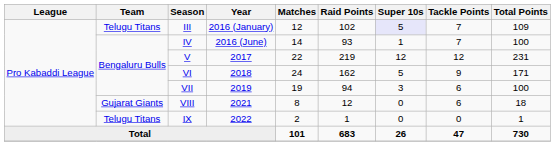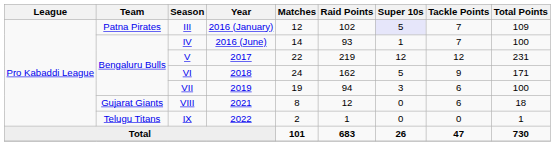(132, 27) Telugu Titans -> (132, 27) Patna Pirates
